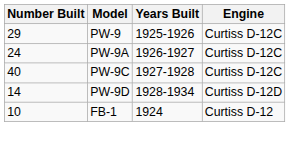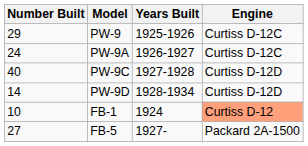(243, 72) Curtiss D-12C -> (243, 72) Curtiss D-12D
(239, 111) no background -> (239, 111) lightsalmon background
+ row: (104, 131)
